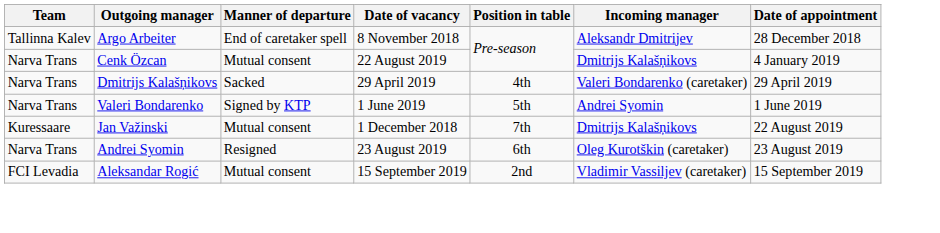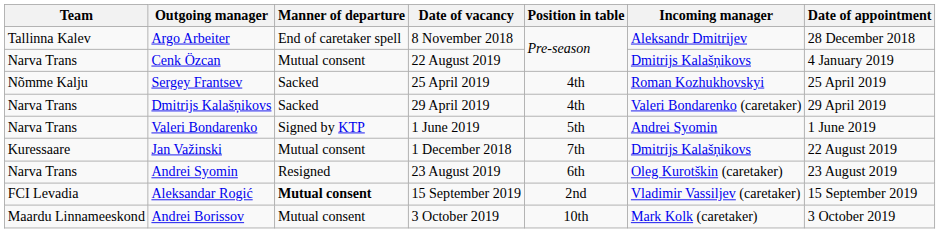+ row: (197, 82)
(267, 171) normal -> (325, 194) bold
+ row: (198, 216)
